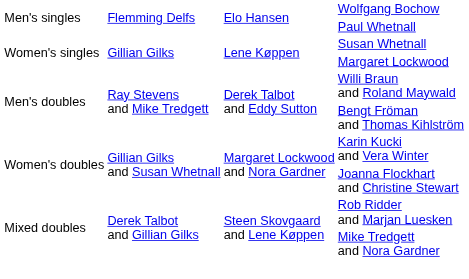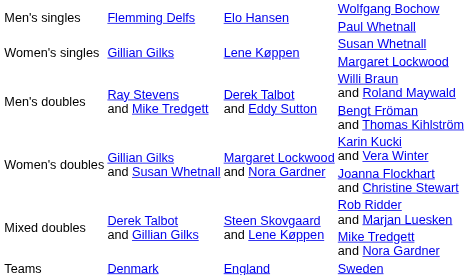+ row: (361, 268)
